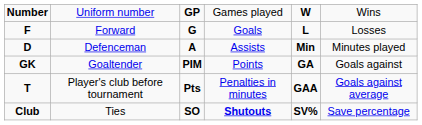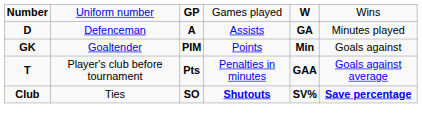- row: (115, 30)
(306, 47) Min -> (305, 30) GA
(306, 64) GA -> (305, 47) Min
(369, 111) normal -> (368, 94) bold
